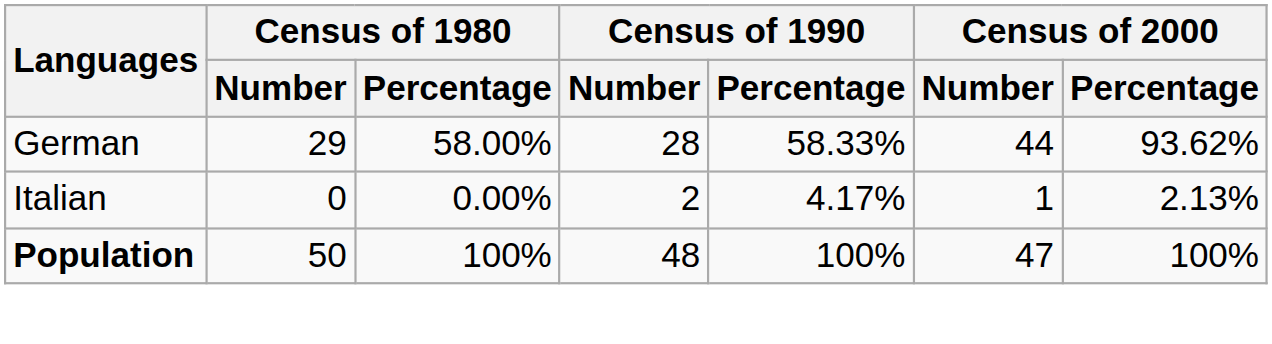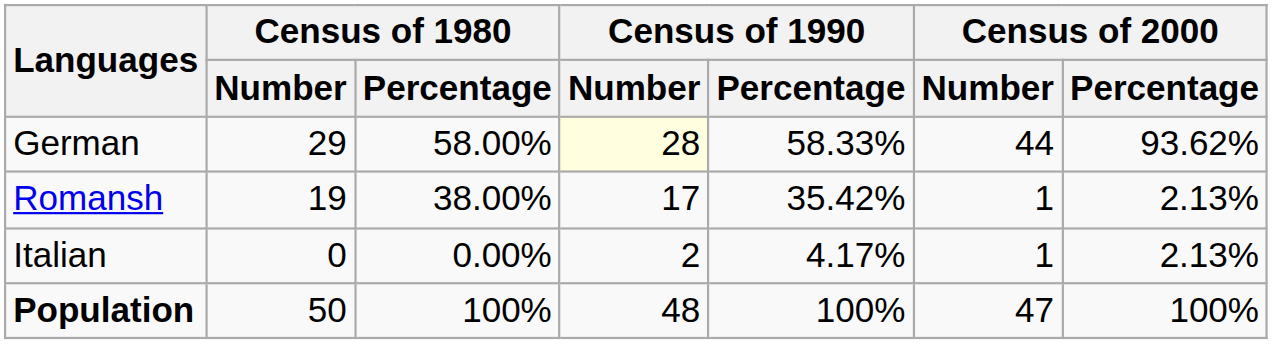(681, 143) no background -> (681, 143) lightyellow background
+ row: (88, 198)
